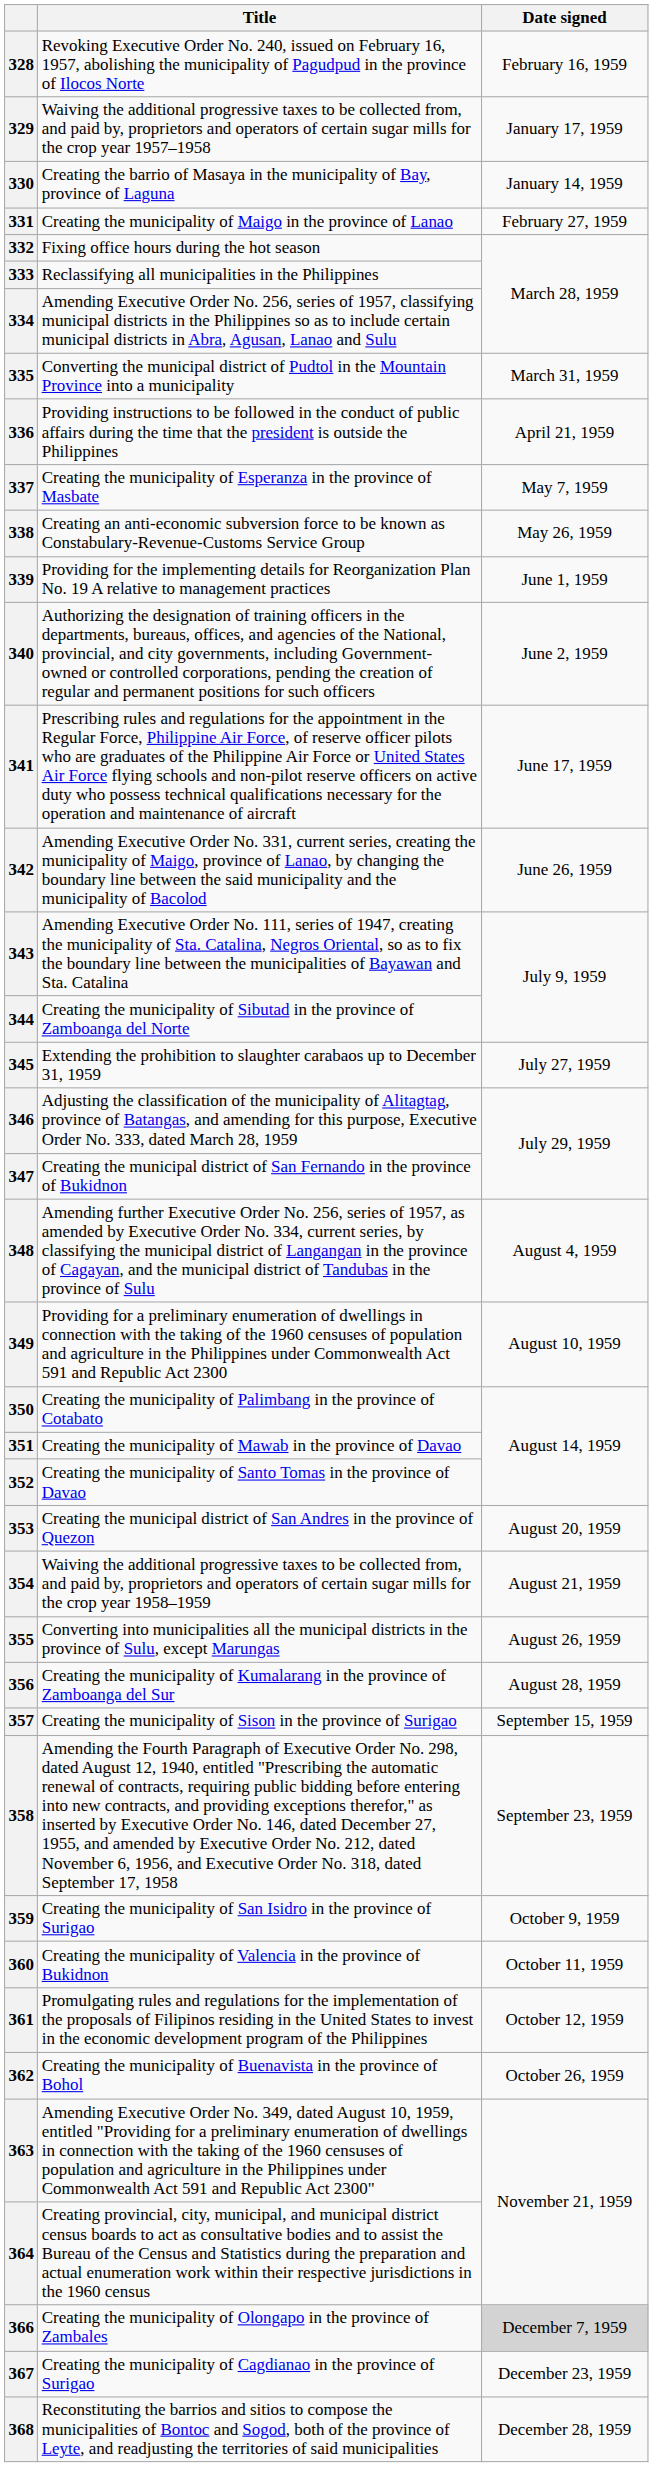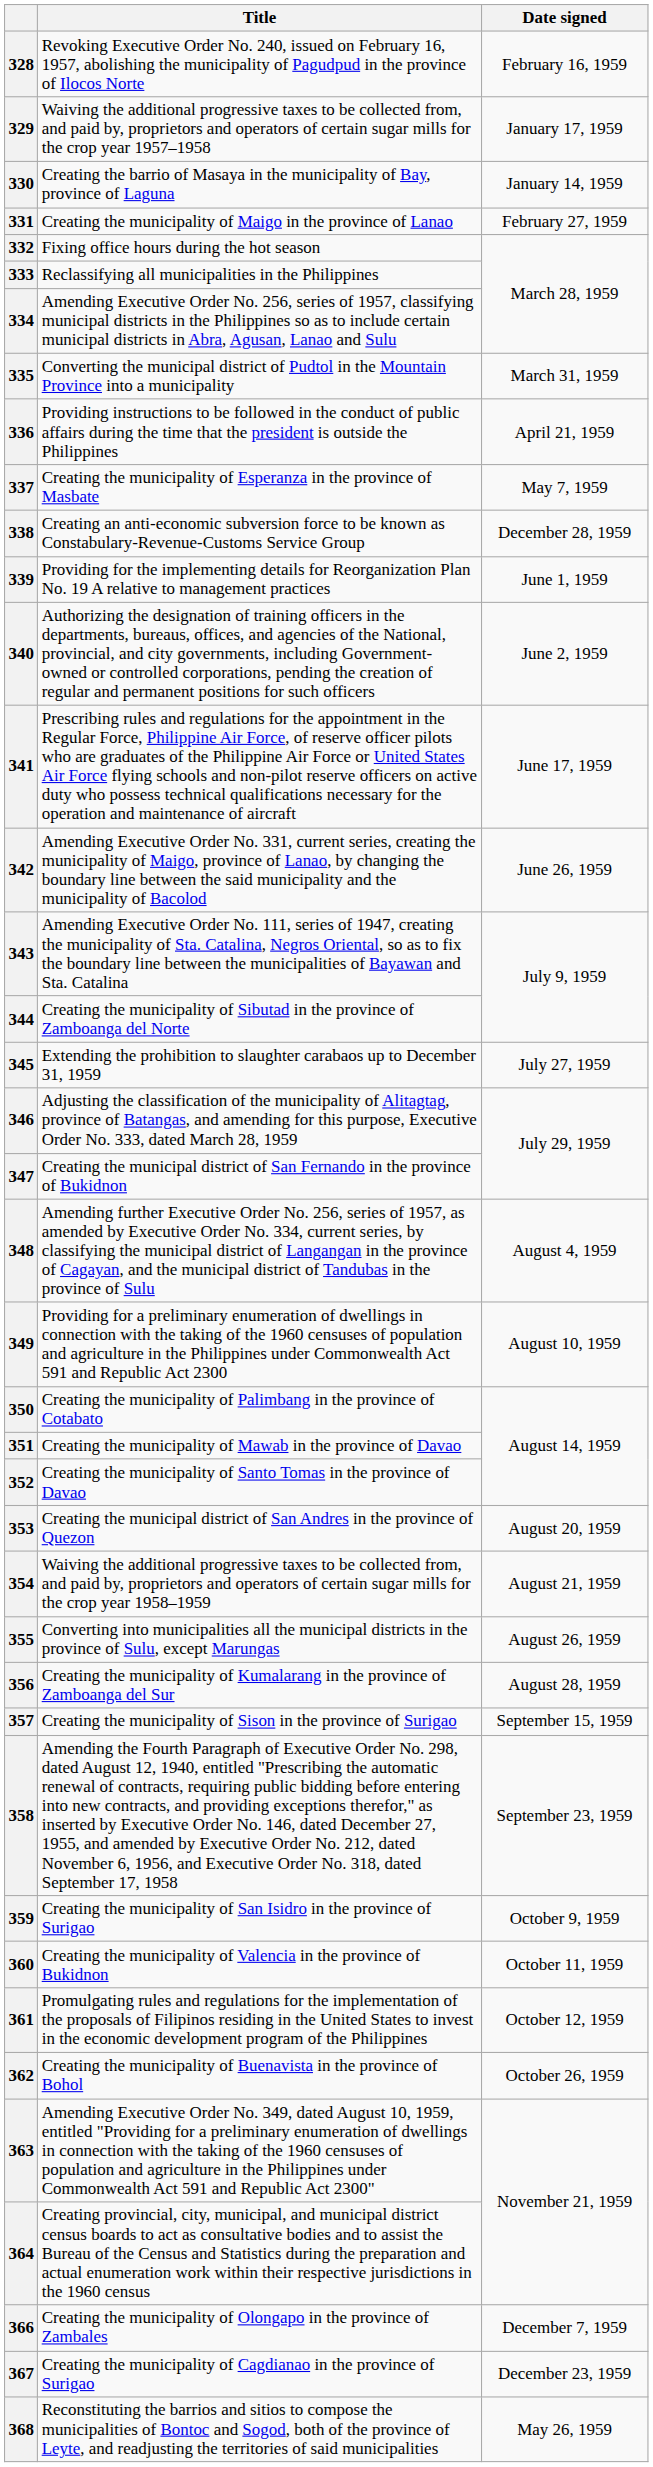(565, 533) May 26, 1959 -> (565, 533) December 28, 1959
(565, 2327) lightgrey background -> (565, 2327) no background
(565, 2429) December 28, 1959 -> (565, 2429) May 26, 1959
